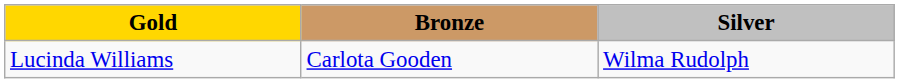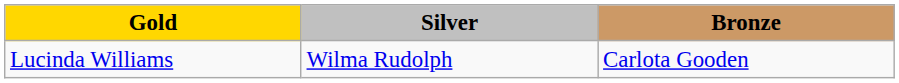columns swapped: (746, 22) <-> (450, 22)
